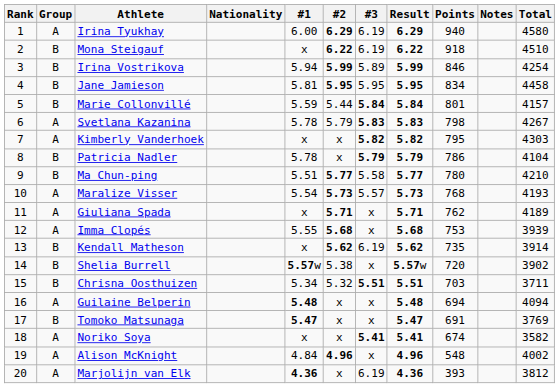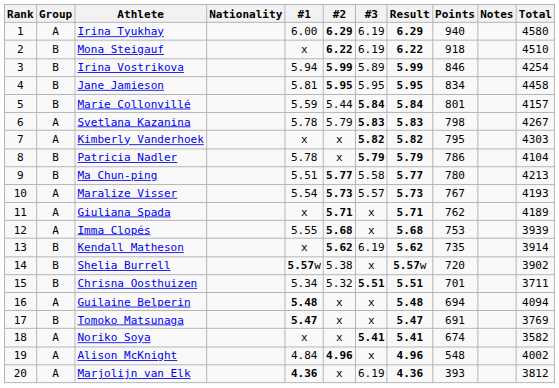(535, 176) 4210 -> (535, 176) 4213
(455, 194) 768 -> (455, 194) 767
(455, 284) 703 -> (455, 284) 701
